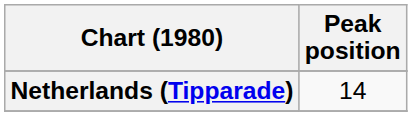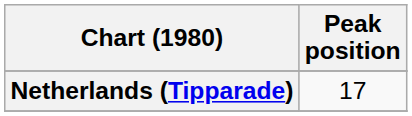(353, 90) 14 -> (353, 90) 17
